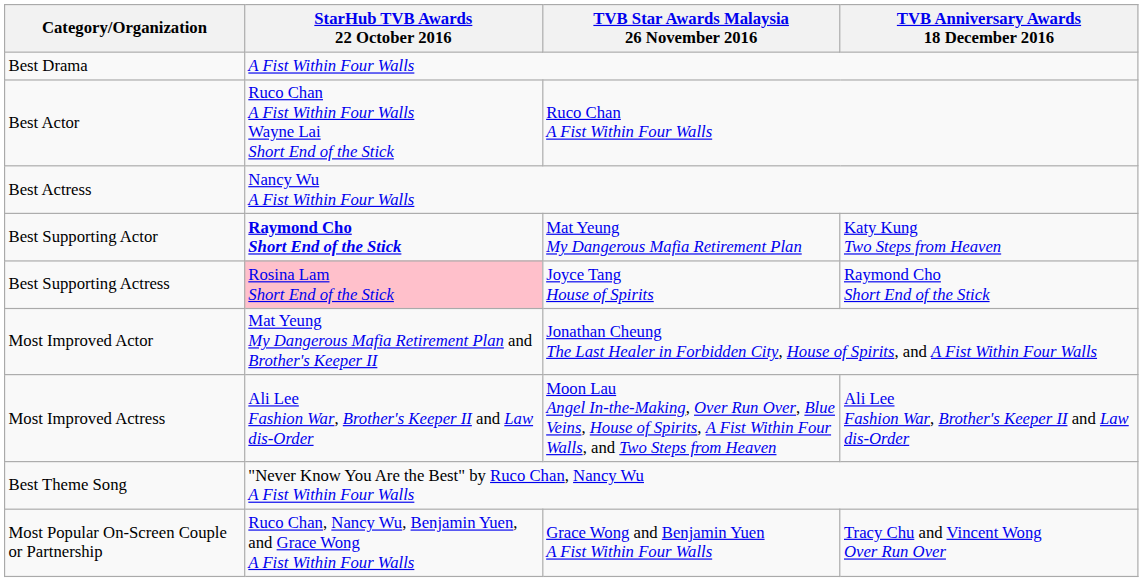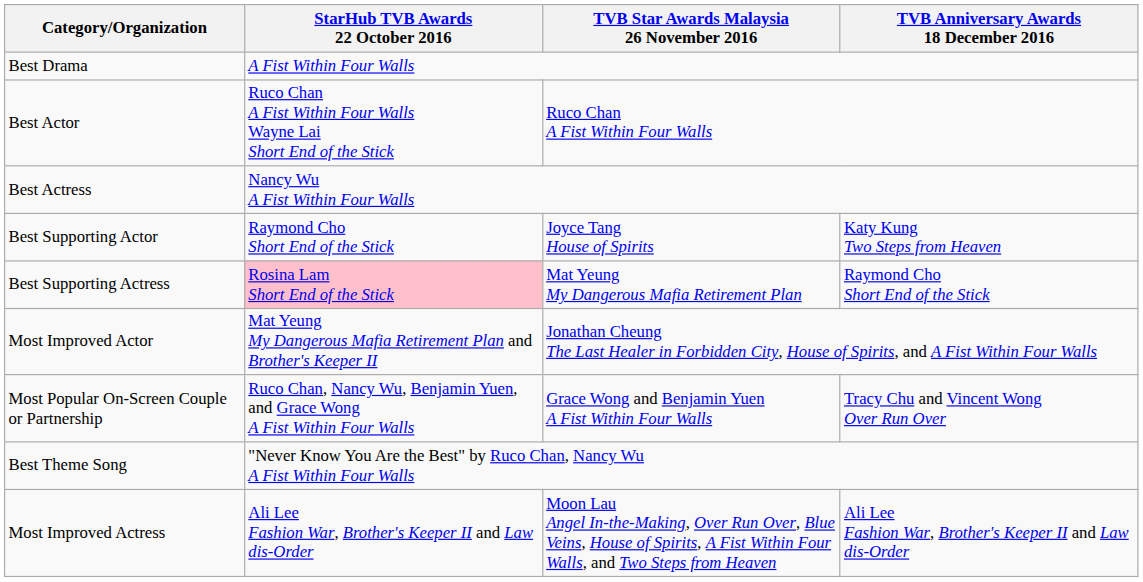(325, 237) bold -> (321, 237) normal
(674, 237) Mat Yeung My Dangerous Mafia Retirement Plan -> (600, 237) Joyce Tang House of Spirits
(600, 284) Joyce Tang House of Spirits -> (674, 284) Mat Yeung My Dangerous Mafia Retirement Plan
rows swapped: (87, 418) <-> (118, 542)
